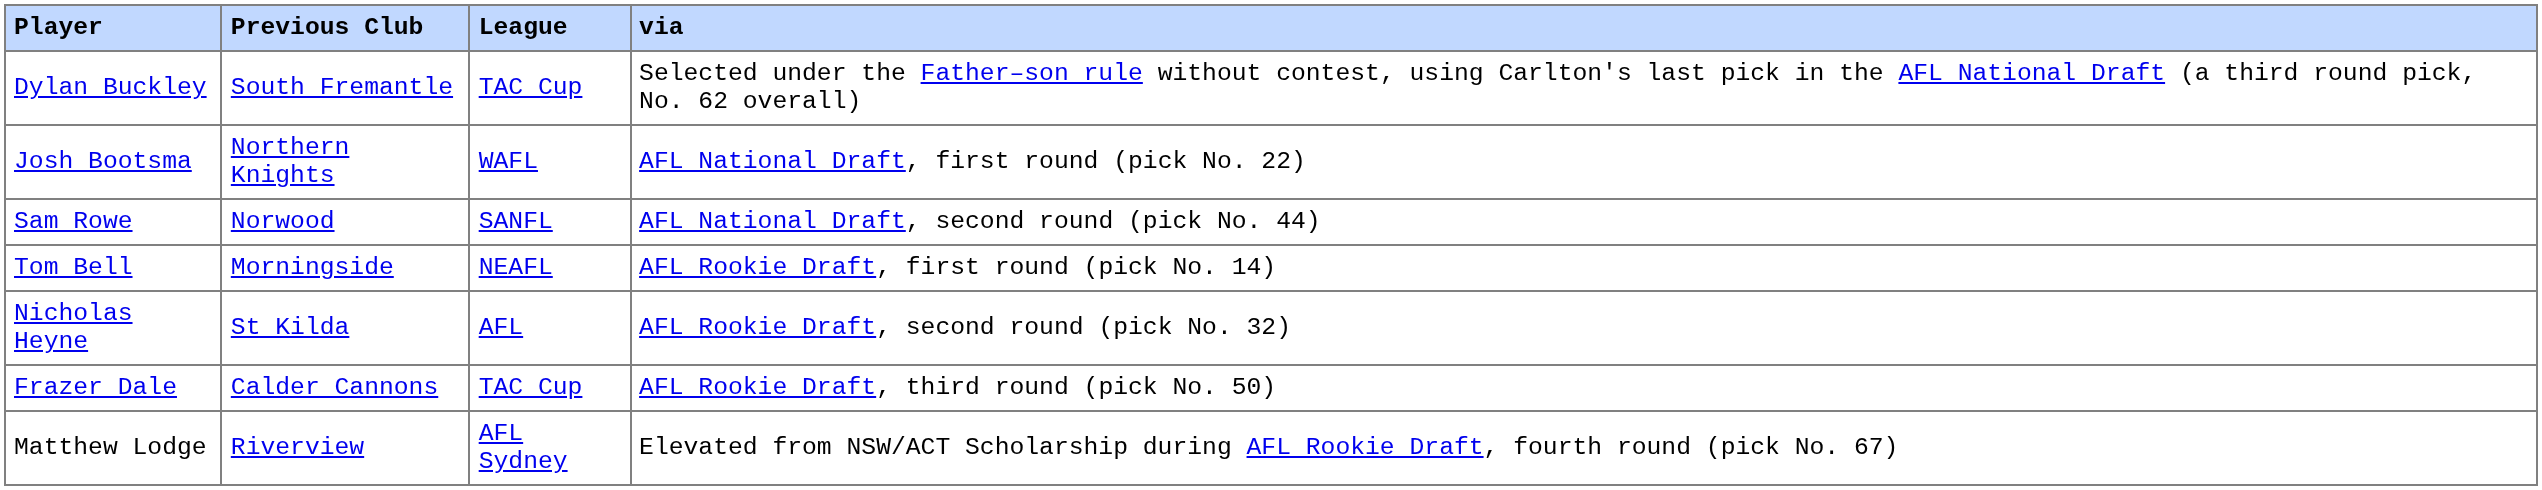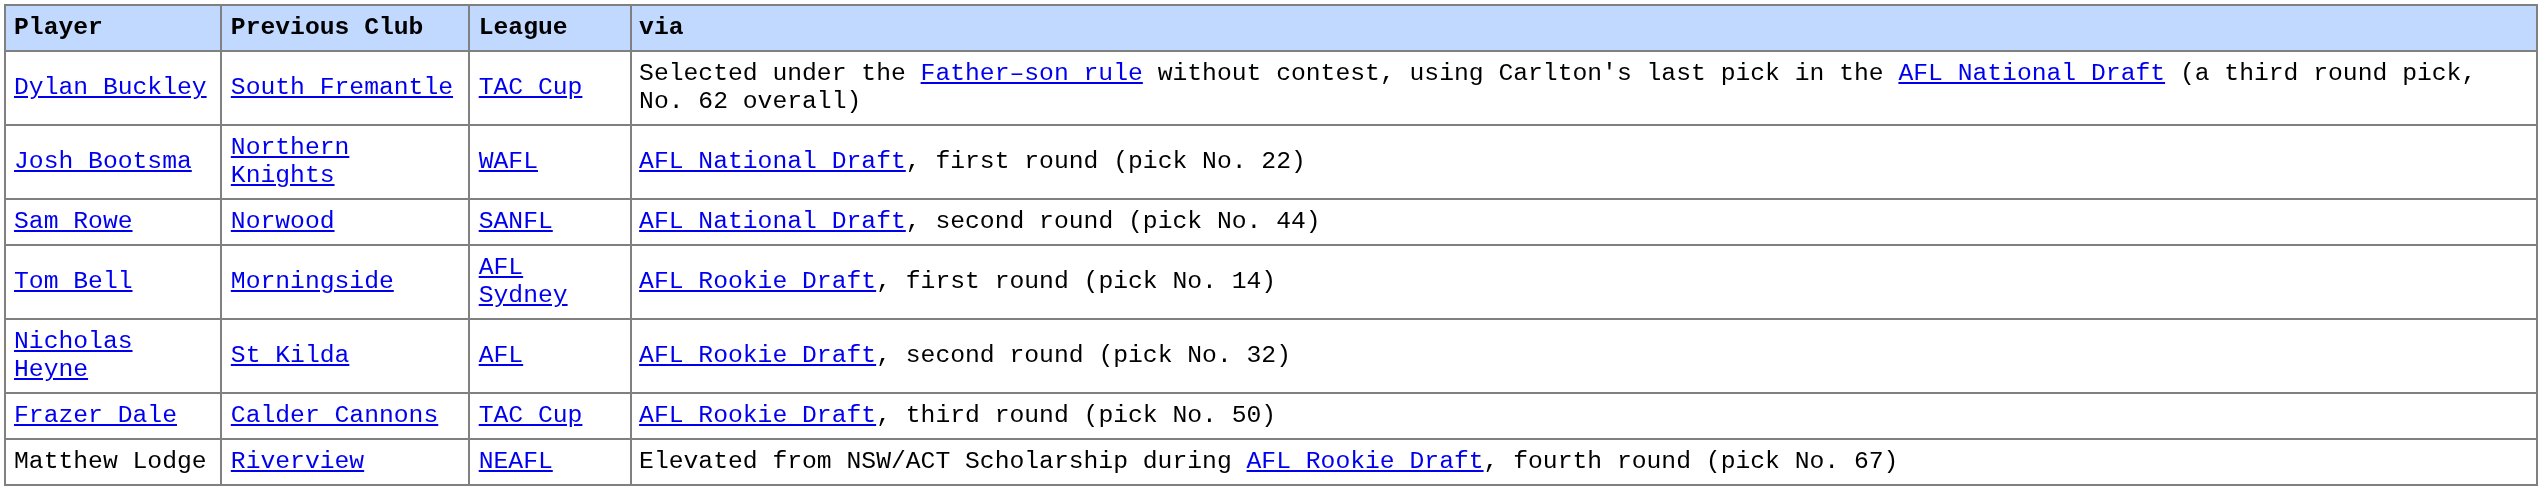(516, 268) NEAFL -> (523, 282) AFL Sydney
(523, 448) AFL Sydney -> (516, 462) NEAFL
